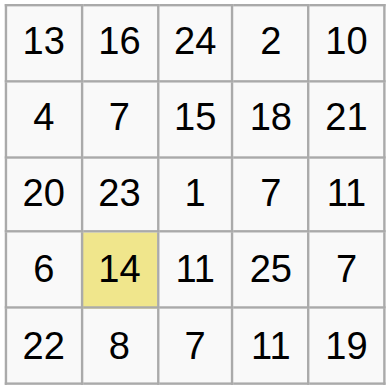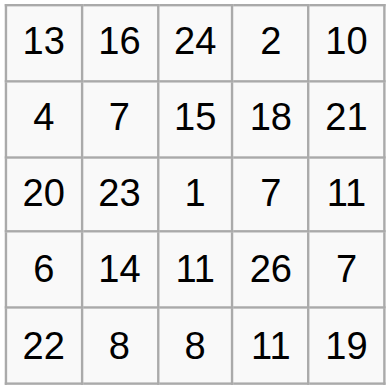(119, 269) khaki background -> (119, 269) no background
(271, 269) 25 -> (271, 269) 26
(195, 345) 7 -> (195, 345) 8
